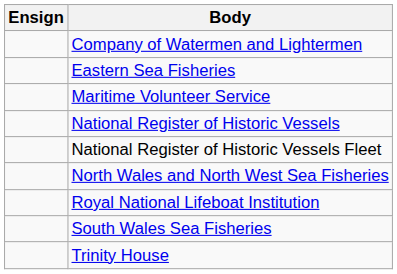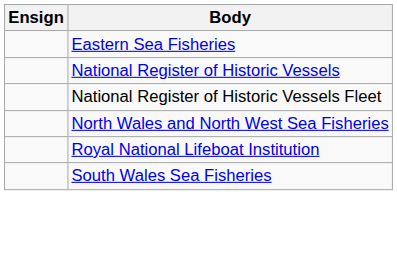- row: (217, 44)
- row: (171, 96)
- row: (120, 255)
